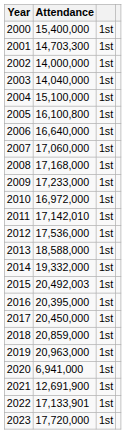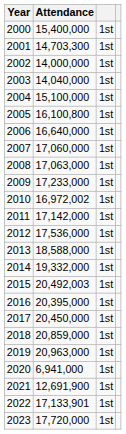(62, 166) 17,168,000 -> (62, 166) 17,063,000
(62, 200) 16,972,000 -> (62, 200) 16,972,002
(62, 217) 17,142,010 -> (62, 217) 17,142,000
